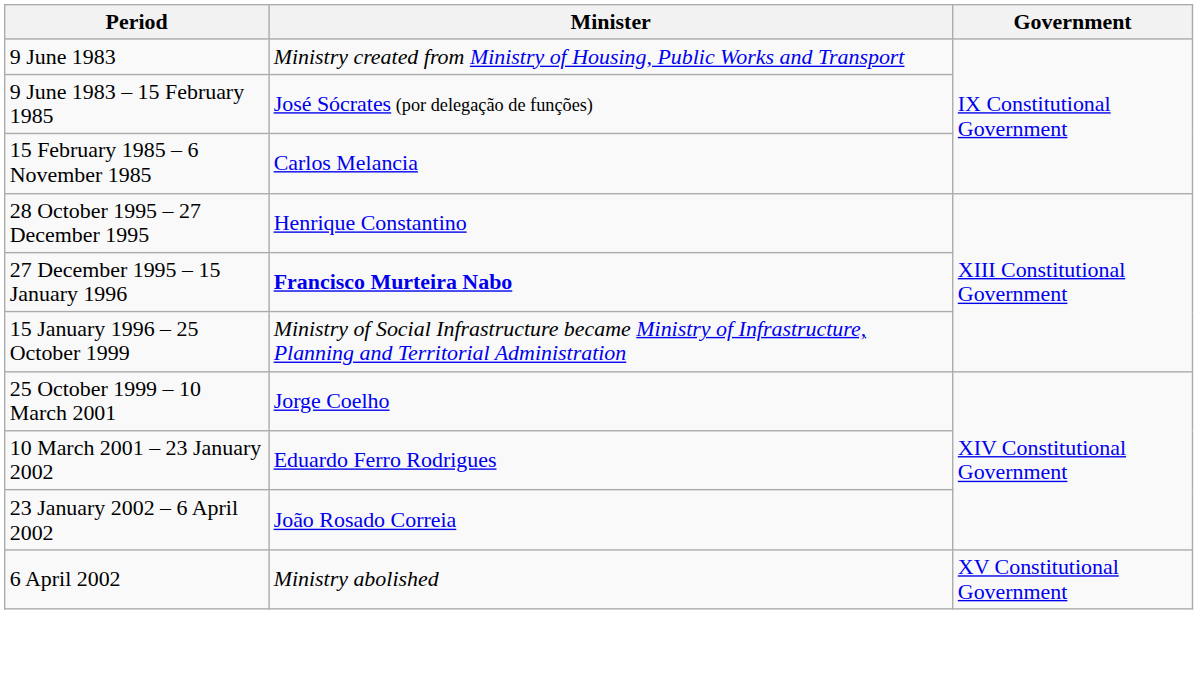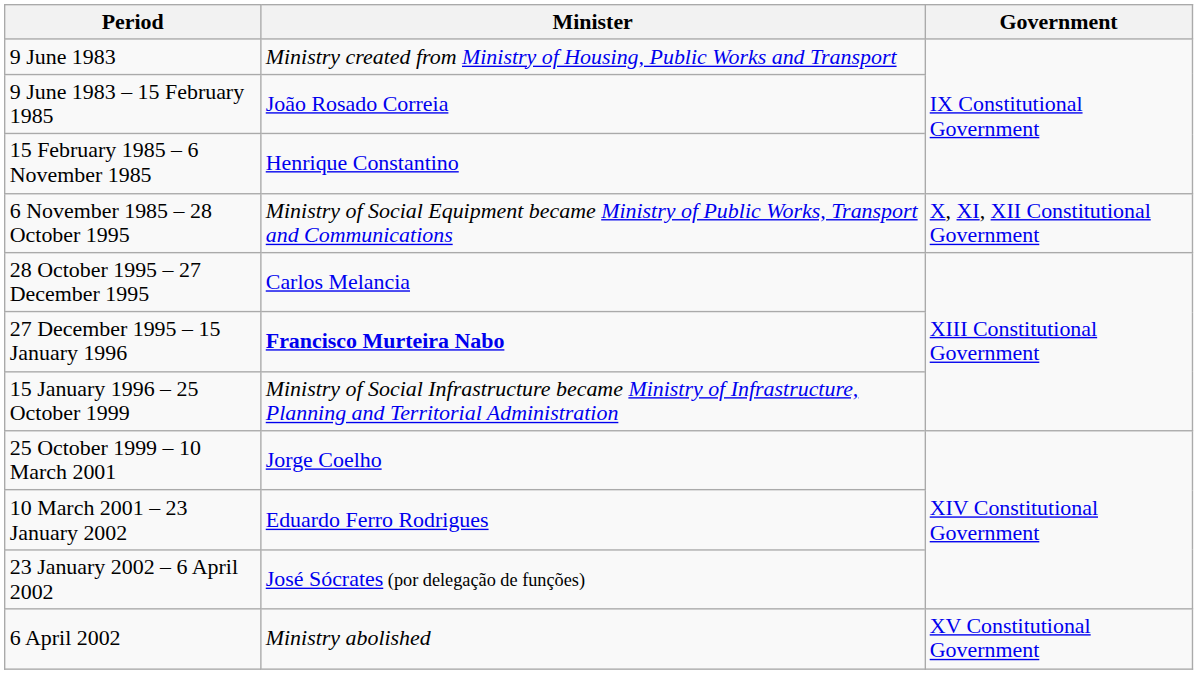(433, 103) José Sócrates (por delegação de funções) -> (357, 103) João Rosado Correia
(346, 163) Carlos Melancia -> (362, 163) Henrique Constantino
+ row: (111, 222)
(370, 222) Henrique Constantino -> (338, 282) Carlos Melancia
(365, 519) João Rosado Correia -> (425, 579) José Sócrates (por delegação de funções)
